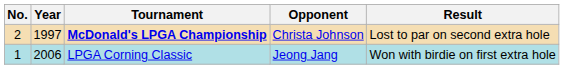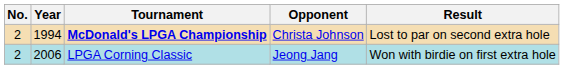(48, 35) 1997 -> (48, 35) 1994
(17, 55) 1 -> (17, 55) 2
